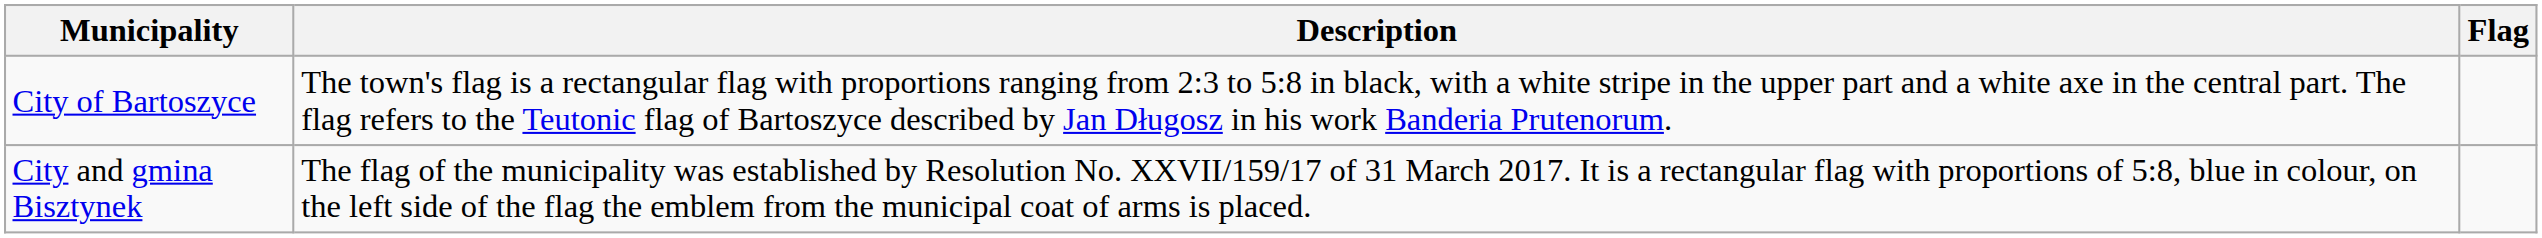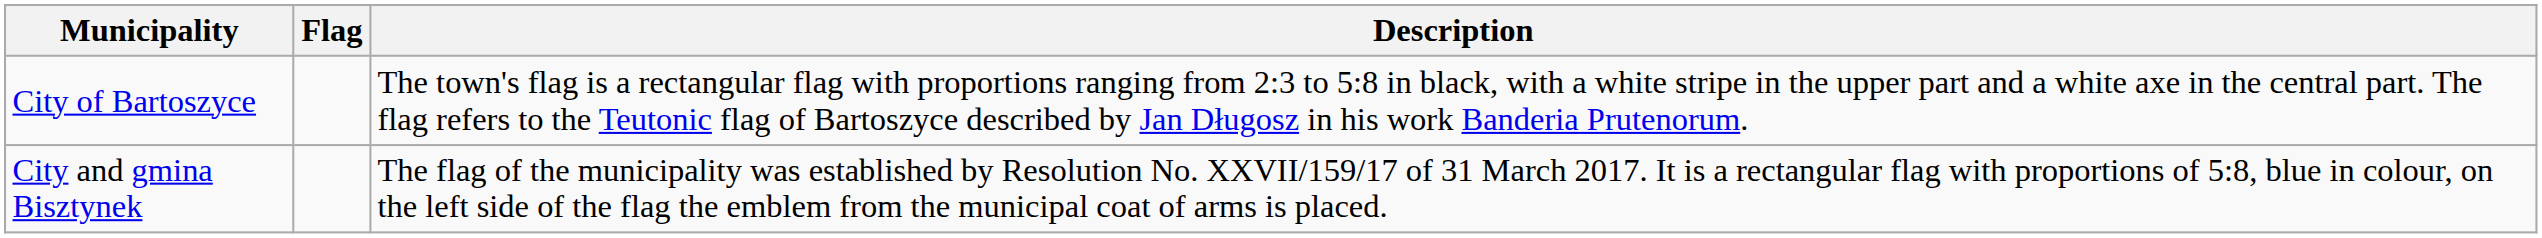columns swapped: (2498, 30) <-> (1377, 30)
